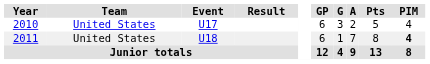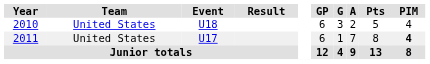(208, 25) U17 -> (208, 25) U18
(208, 38) U18 -> (208, 38) U17
